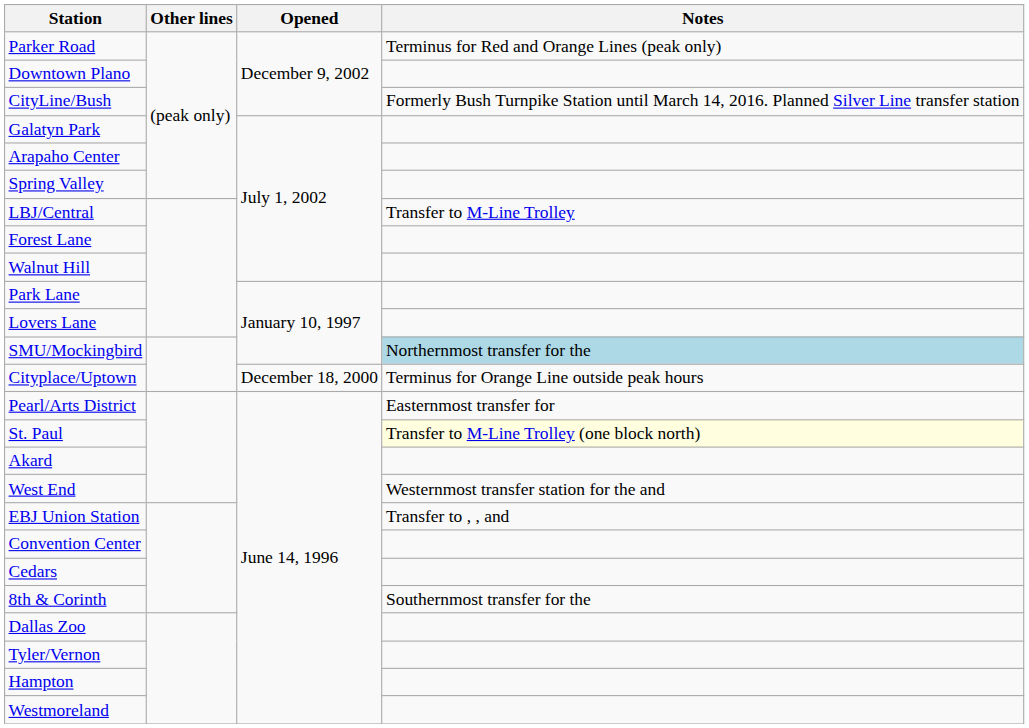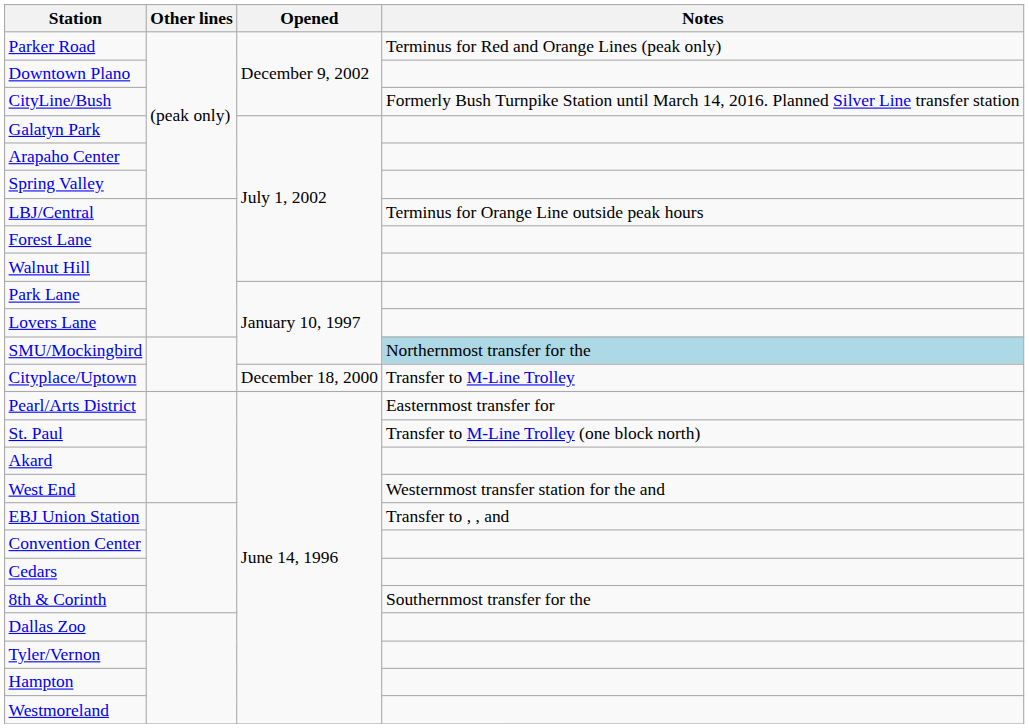(480, 211) Transfer to M-Line Trolley -> (545, 211) Terminus for Orange Line outside peak hours
(545, 377) Terminus for Orange Line outside peak hours -> (480, 377) Transfer to M-Line Trolley
(543, 433) lightyellow background -> (543, 433) no background
